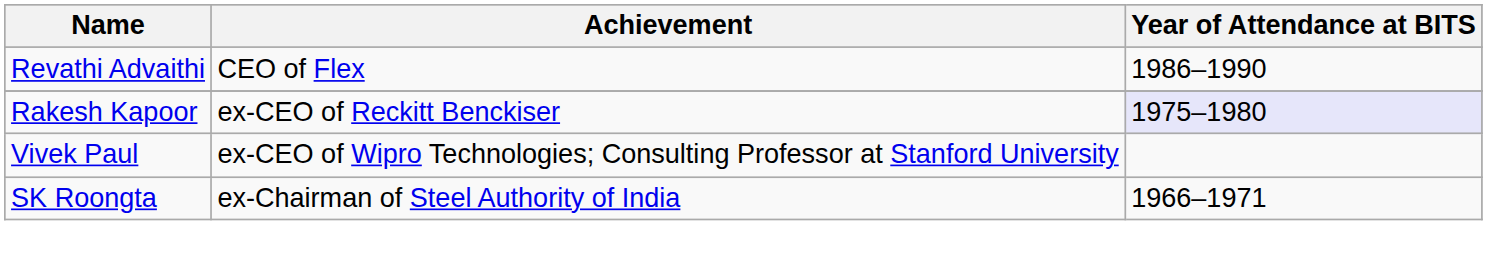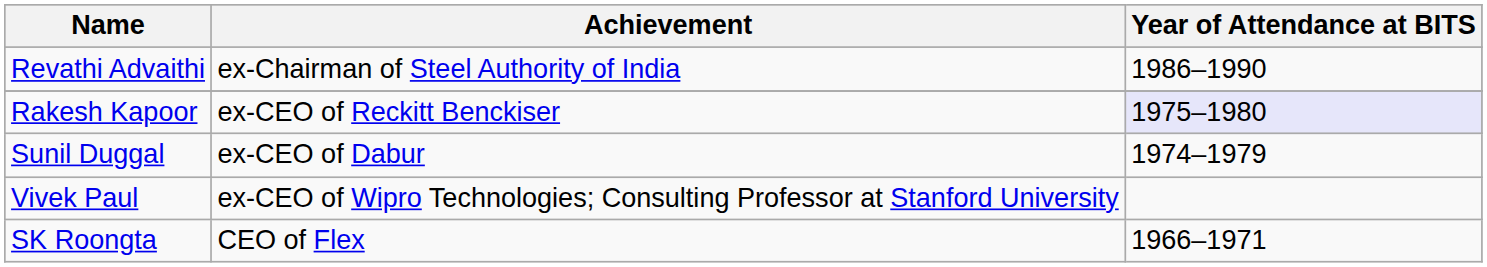(291, 68) CEO of Flex -> (449, 68) ex-Chairman of Steel Authority of India
+ row: (88, 154)
(449, 197) ex-Chairman of Steel Authority of India -> (291, 240) CEO of Flex
